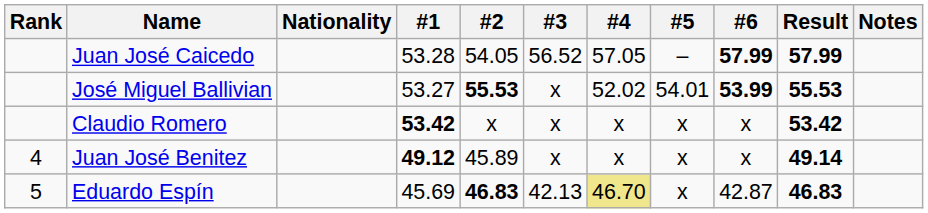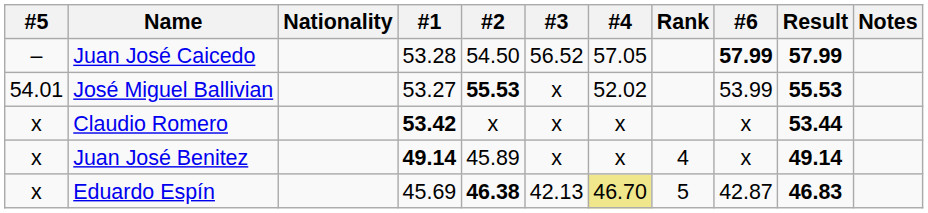columns swapped: (36, 22) <-> (682, 22)
(492, 56) 54.05 -> (493, 56) 54.50
(746, 90) bold -> (746, 90) normal
(815, 124) 53.42 -> (815, 124) 53.44
(428, 158) 49.12 -> (429, 158) 49.14
(492, 191) 46.83 -> (493, 191) 46.38
